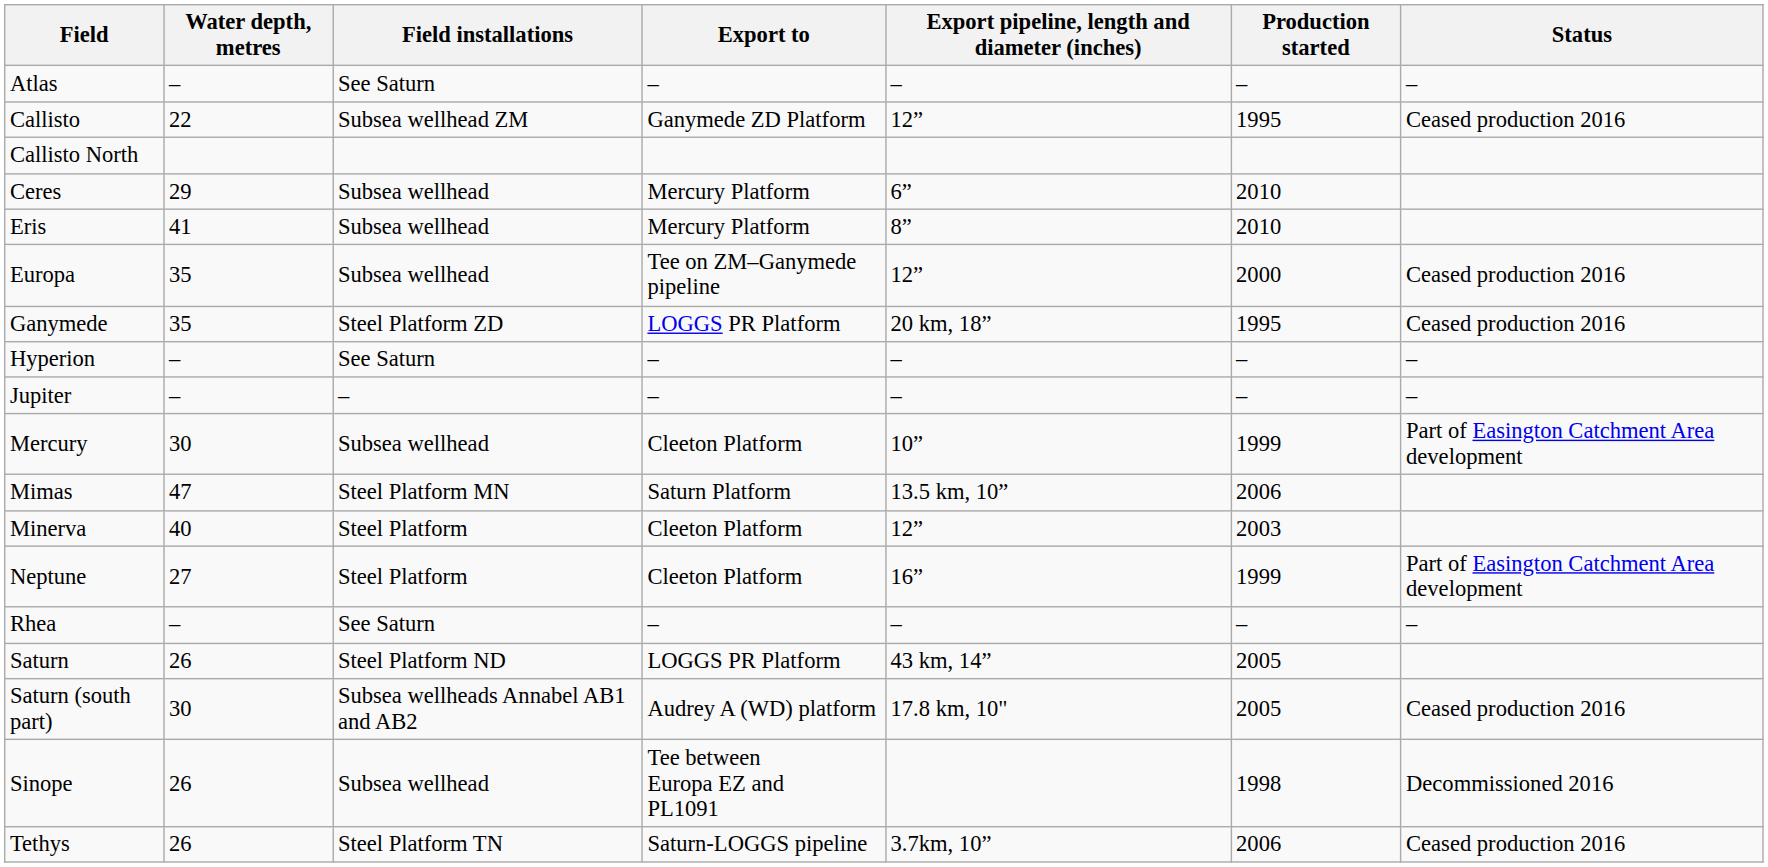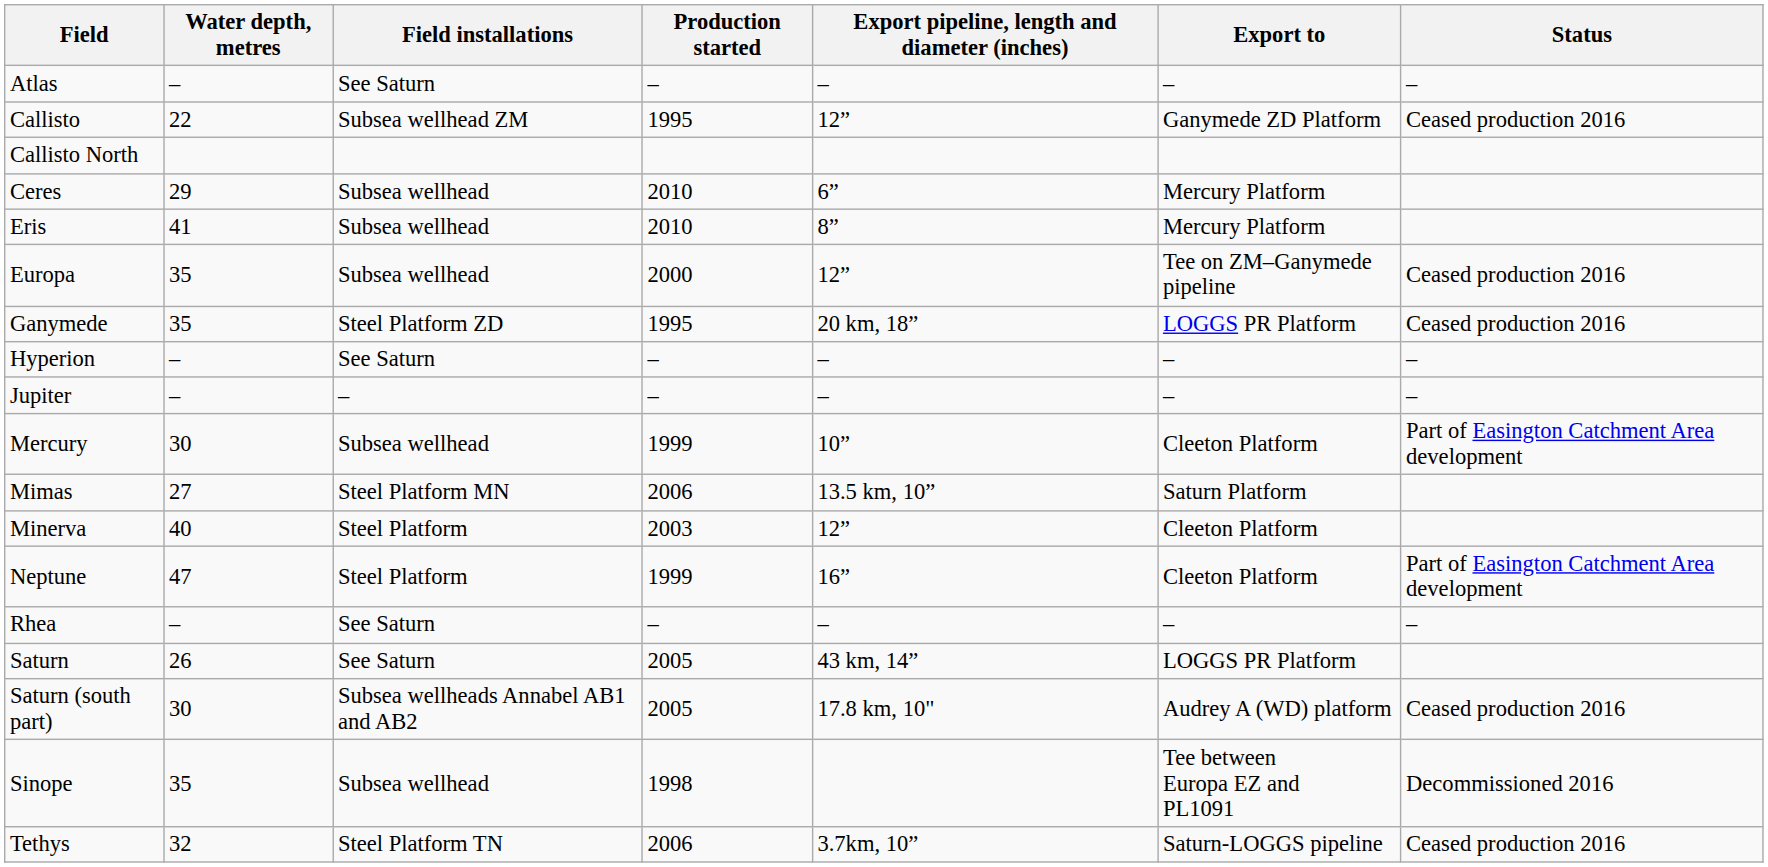columns swapped: (764, 35) <-> (1316, 35)
(180, 492) 47 -> (180, 492) 27
(180, 576) 27 -> (180, 576) 47
(422, 660) Steel Platform ND -> (386, 660) See Saturn
(180, 782) 26 -> (180, 782) 35
(180, 844) 26 -> (180, 844) 32
